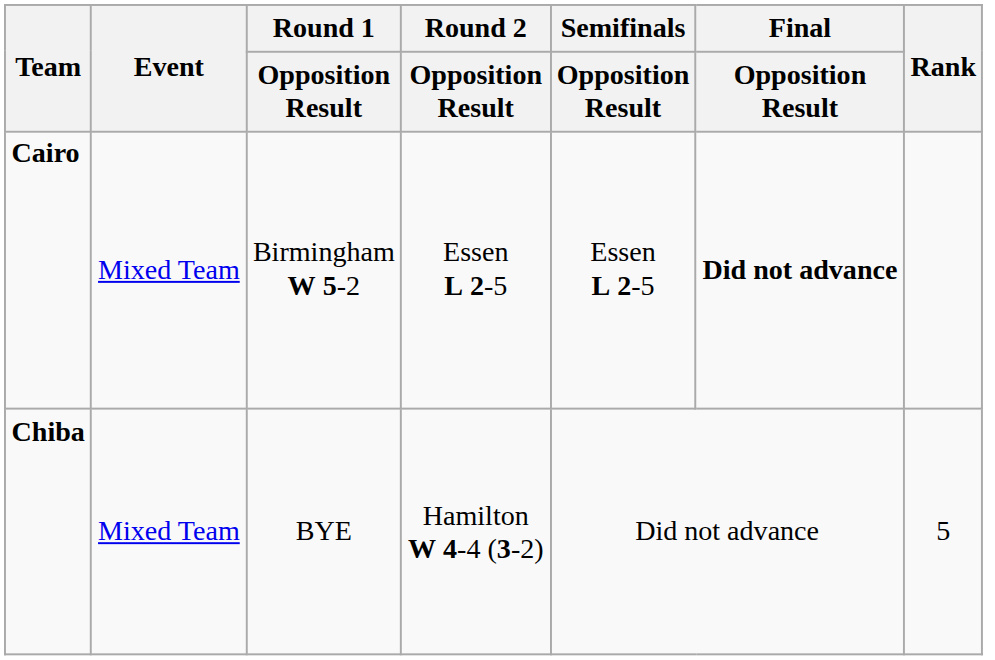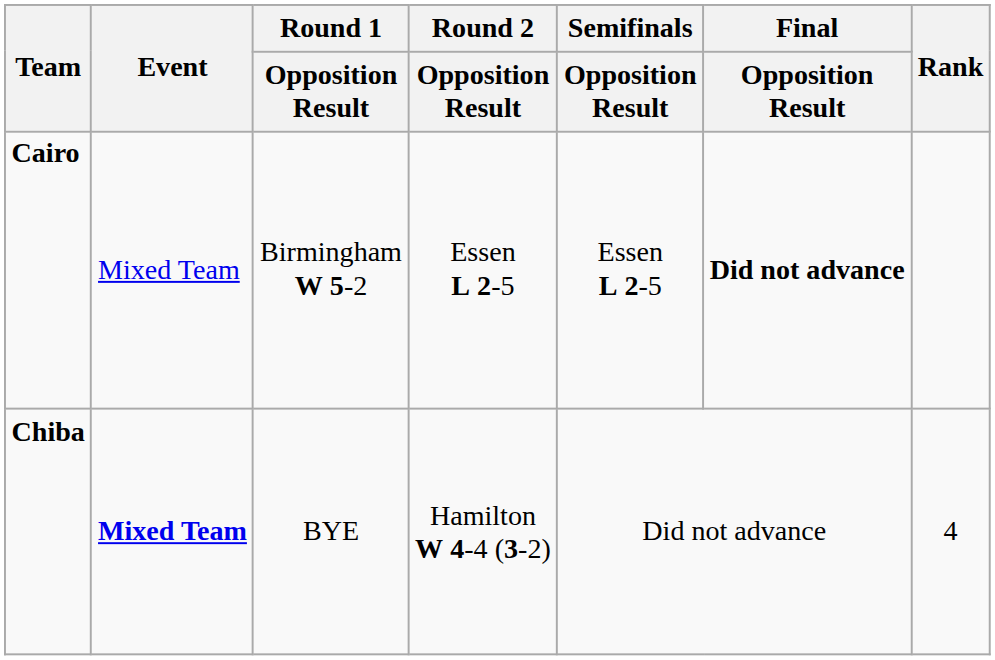(169, 531) normal -> (172, 531) bold
(943, 531) 5 -> (951, 531) 4
